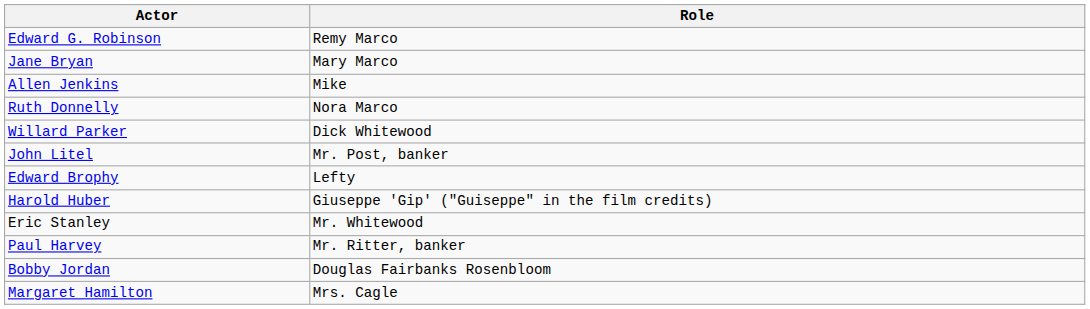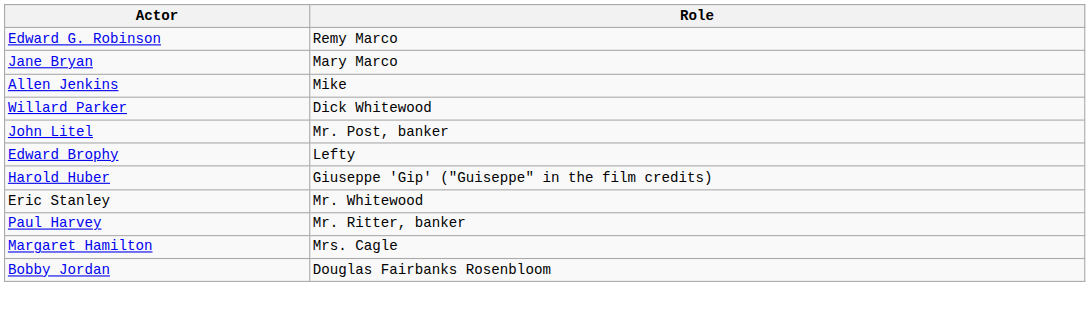- row: (63, 108)
rows swapped: (80, 293) <-> (59, 270)
